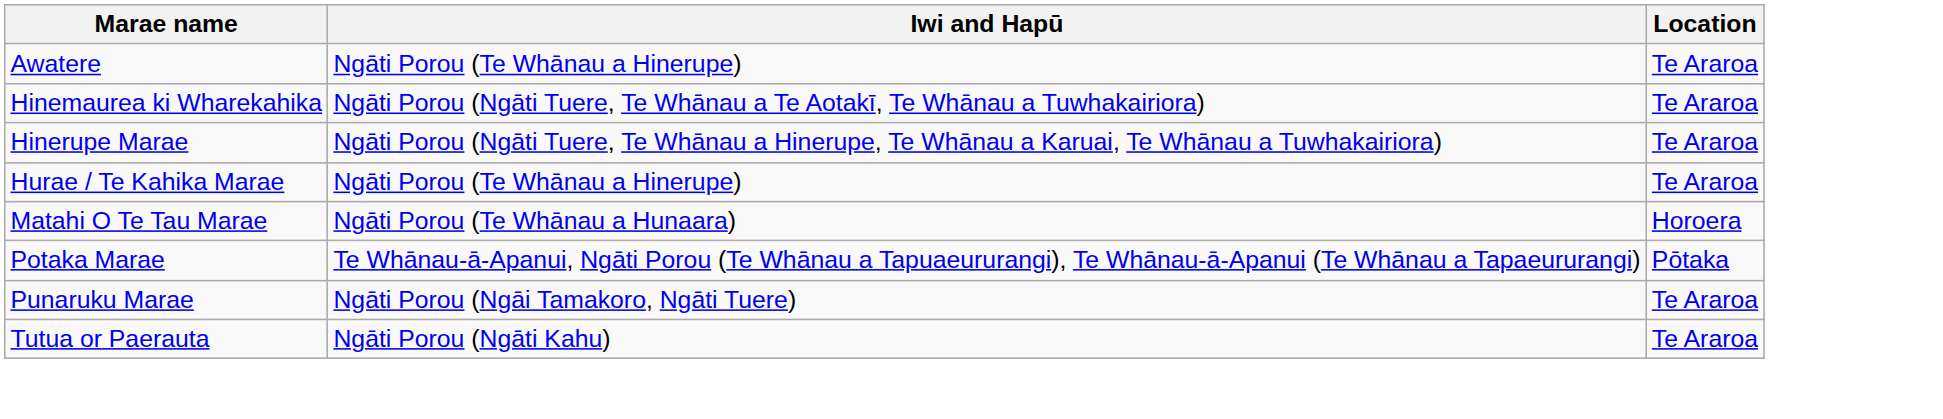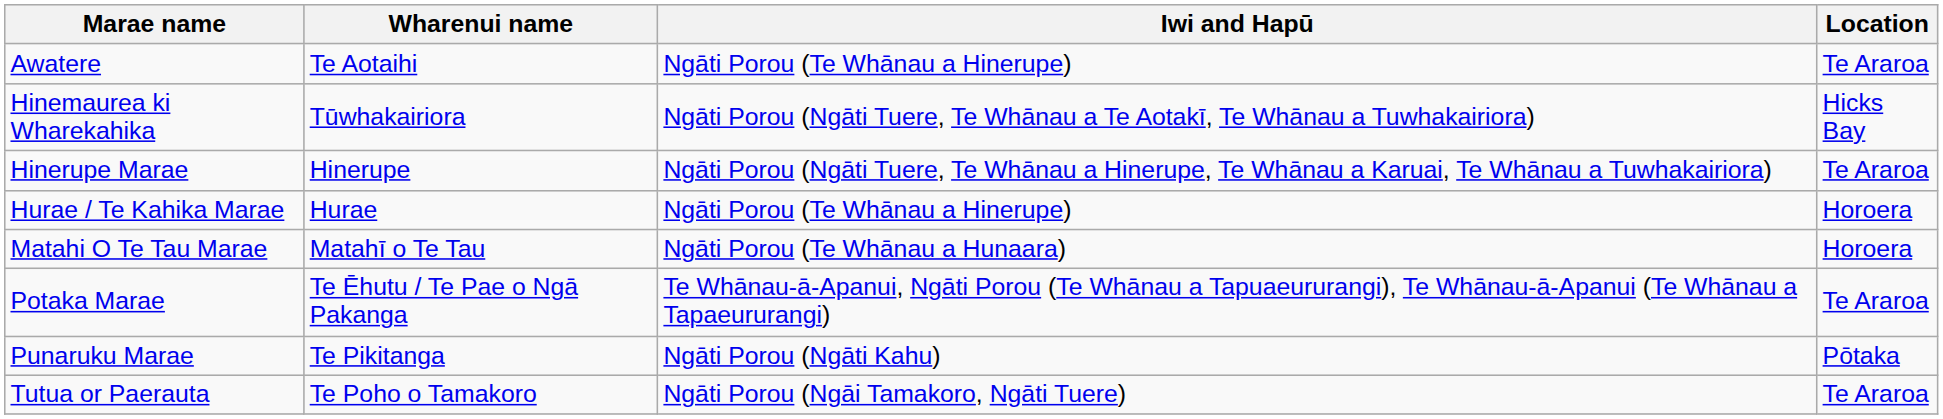+ column: (481, 24)
(1705, 102) Te Araroa -> (1853, 116) Hicks Bay
(1705, 181) Te Araroa -> (1867, 209) Horoera
(1690, 260) Pōtaka -> (1876, 302) Te Araroa
(565, 299) Ngāti Porou (Ngāi Tamakoro, Ngāti Tuere) -> (802, 355) Ngāti Porou (Ngāti Kahu)
(1705, 299) Te Araroa -> (1861, 355) Pōtaka
(472, 338) Ngāti Porou (Ngāti Kahu) -> (895, 394) Ngāti Porou (Ngāi Tamakoro, Ngāti Tuere)
